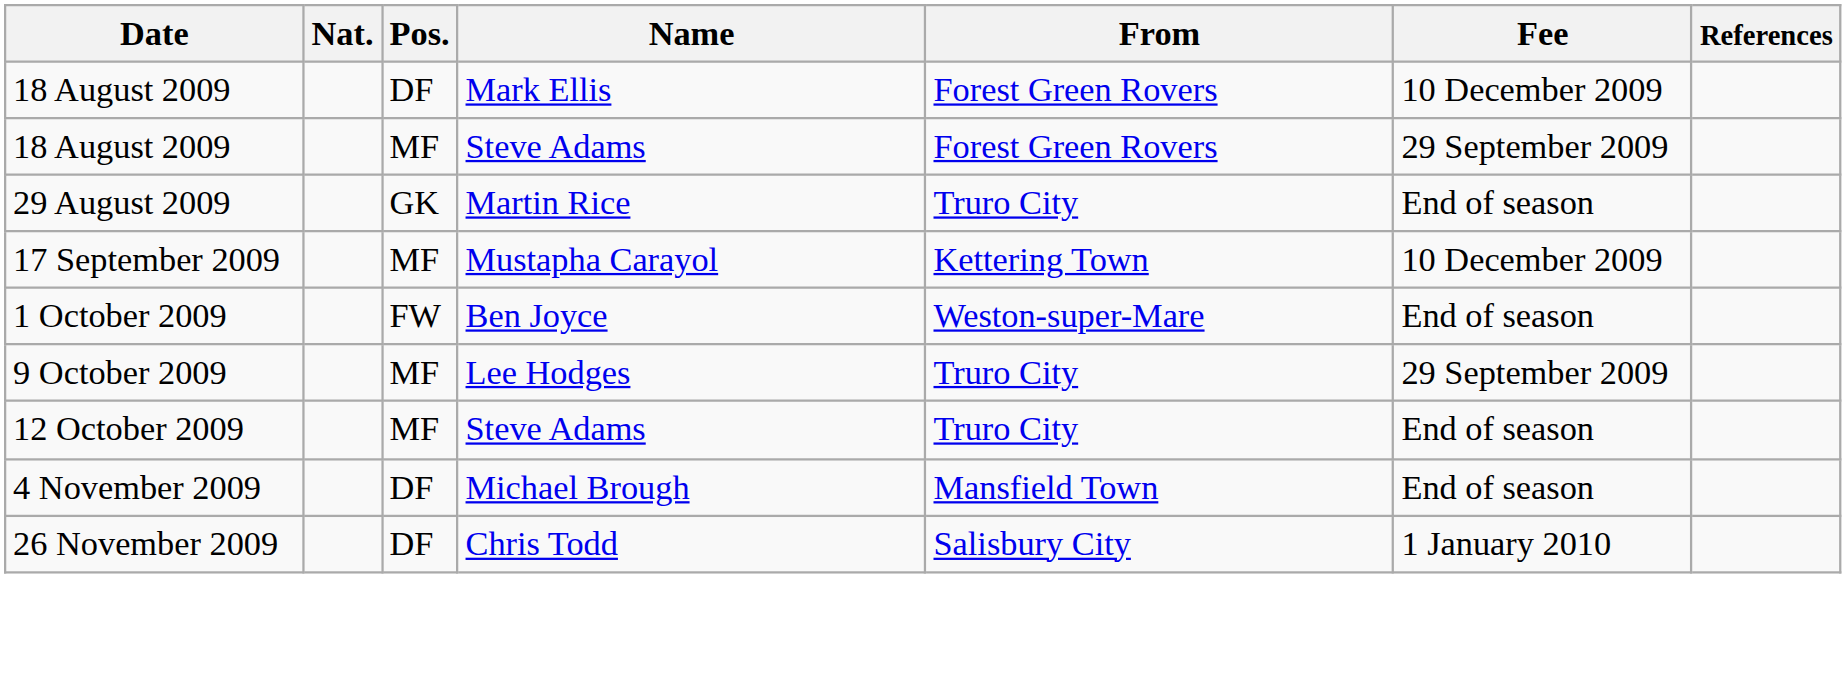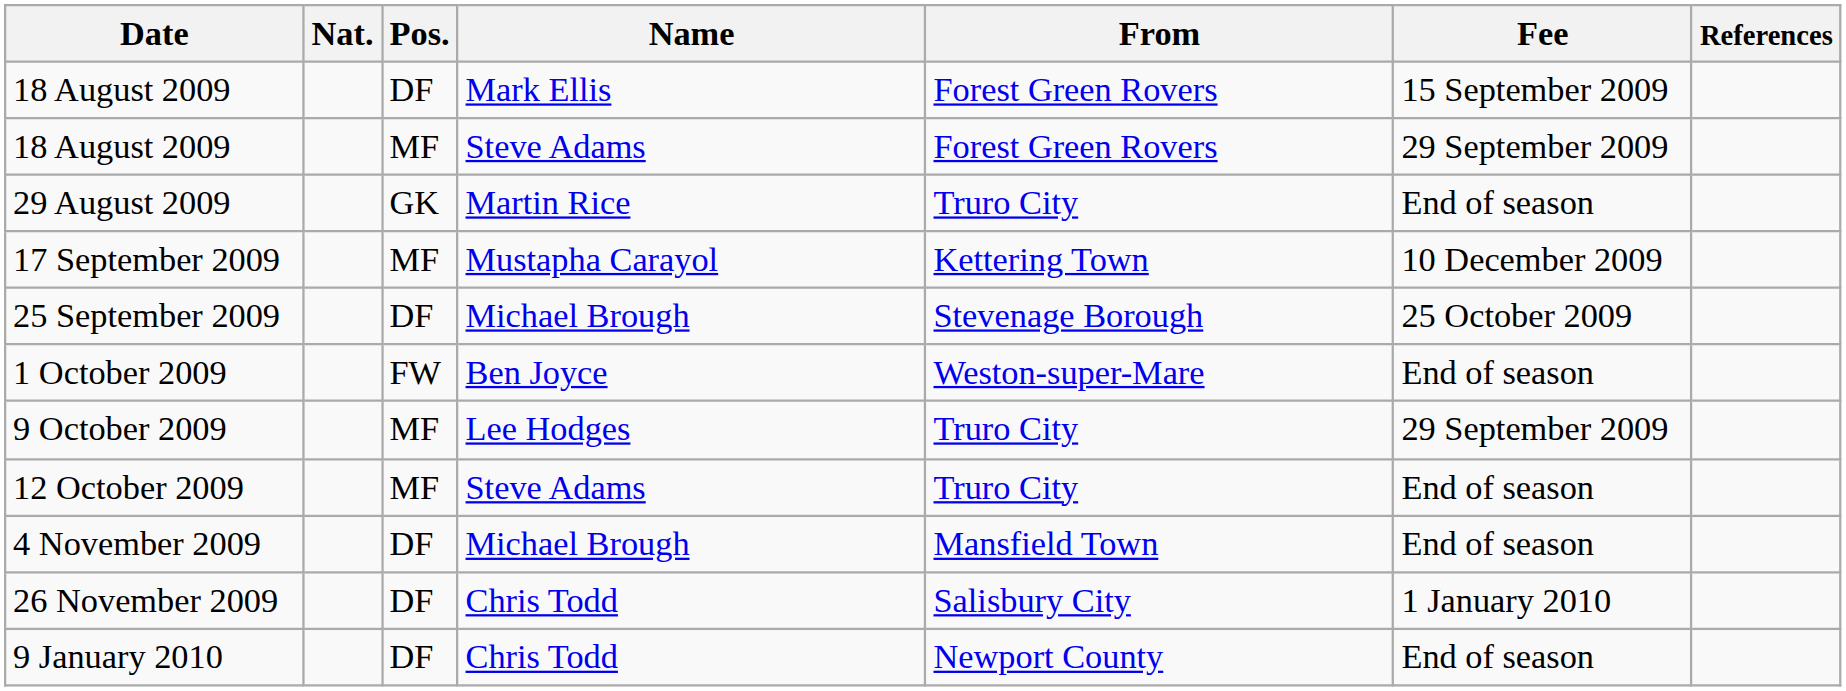(1532, 89) 10 December 2009 -> (1535, 89) 15 September 2009
+ row: (147, 316)
+ row: (118, 656)
